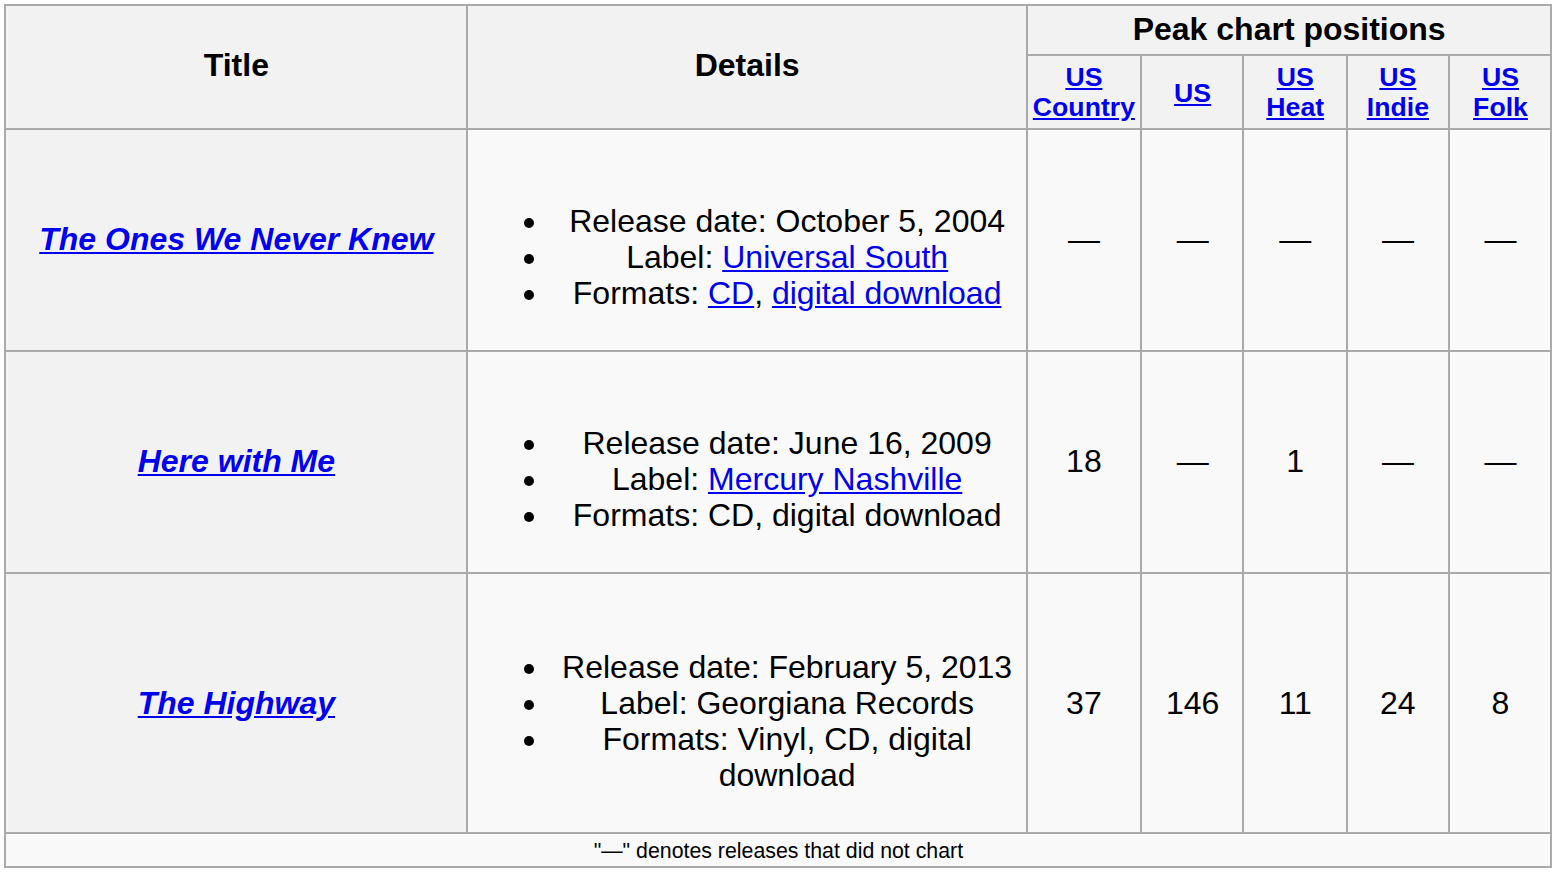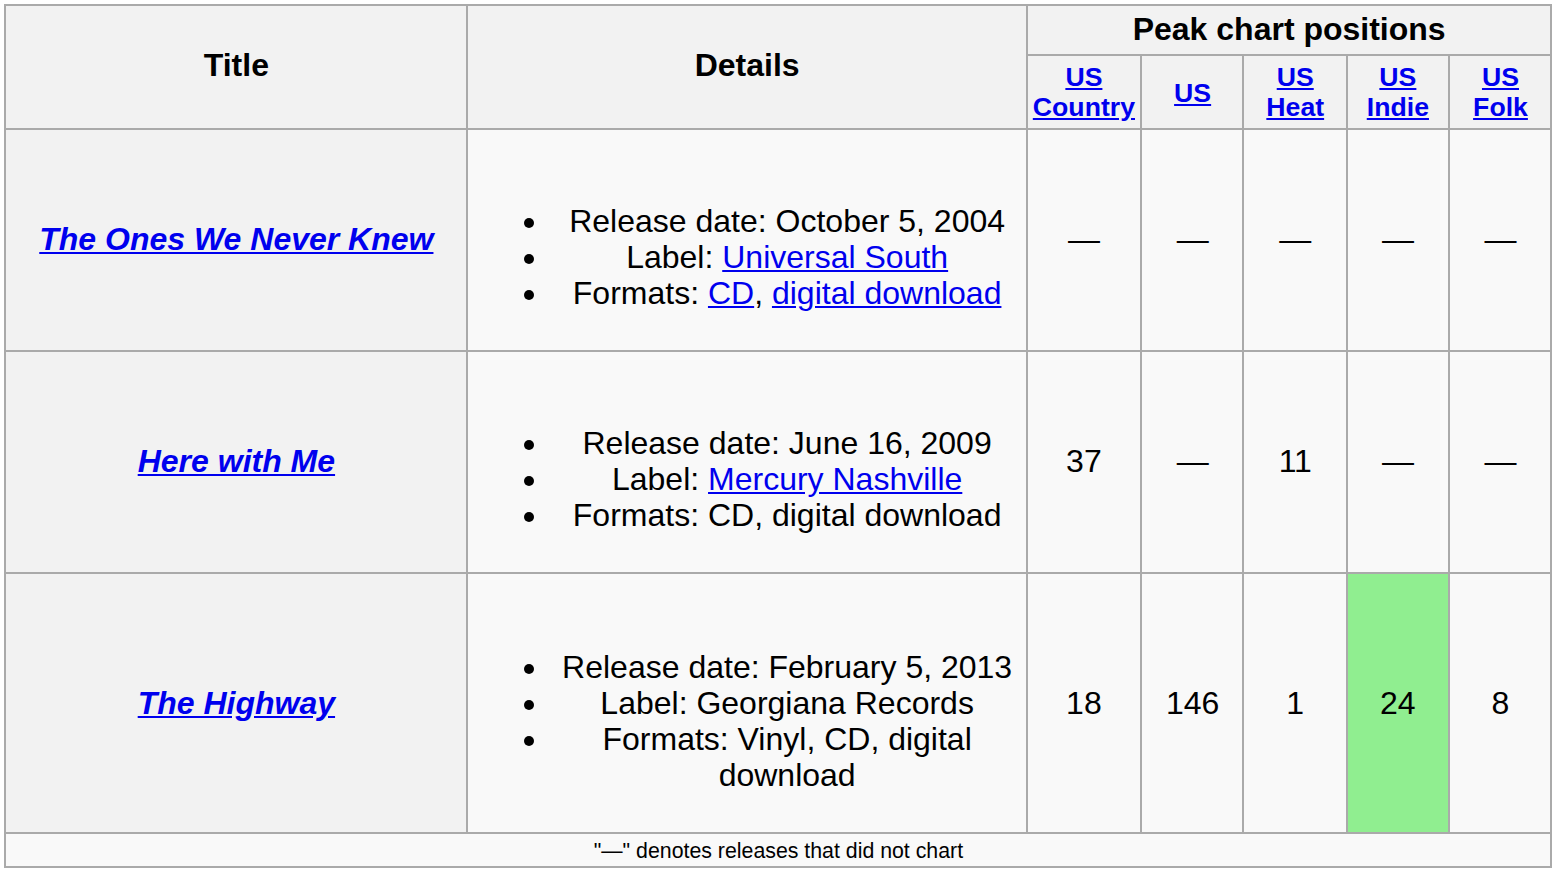(1084, 462) 18 -> (1084, 462) 37
(1295, 462) 1 -> (1295, 462) 11
(1084, 702) 37 -> (1084, 702) 18
(1295, 702) 11 -> (1295, 702) 1
(1398, 702) no background -> (1398, 702) lightgreen background
